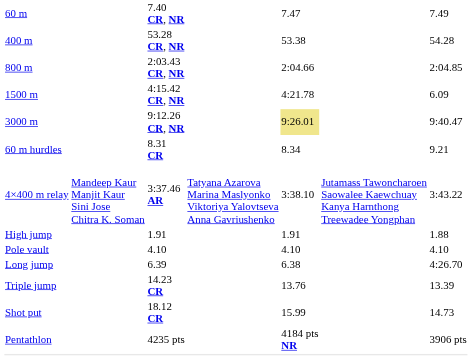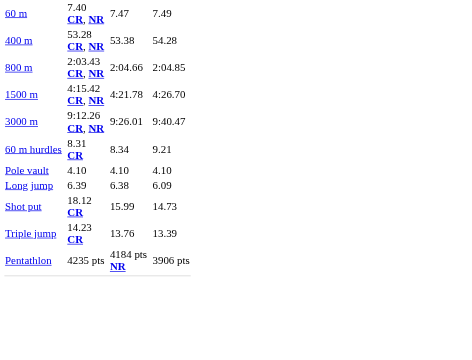(439, 95) 6.09 -> (169, 95) 4:26.70
(298, 122) khaki background -> (126, 122) no background
- row: (37, 194)
- row: (28, 234)
(446, 264) 4:26.70 -> (162, 185) 6.09
rows swapped: (31, 285) <-> (23, 312)
